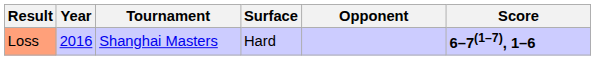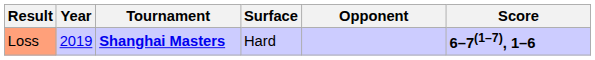(76, 41) 2016 -> (76, 41) 2019
(158, 41) normal -> (162, 41) bold
